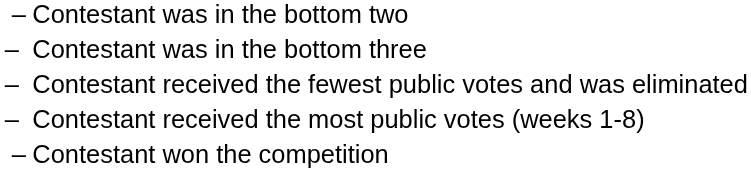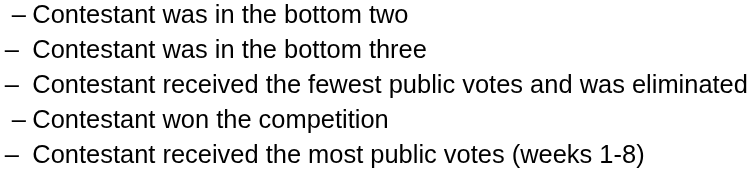rows swapped: (338, 119) <-> (211, 154)
